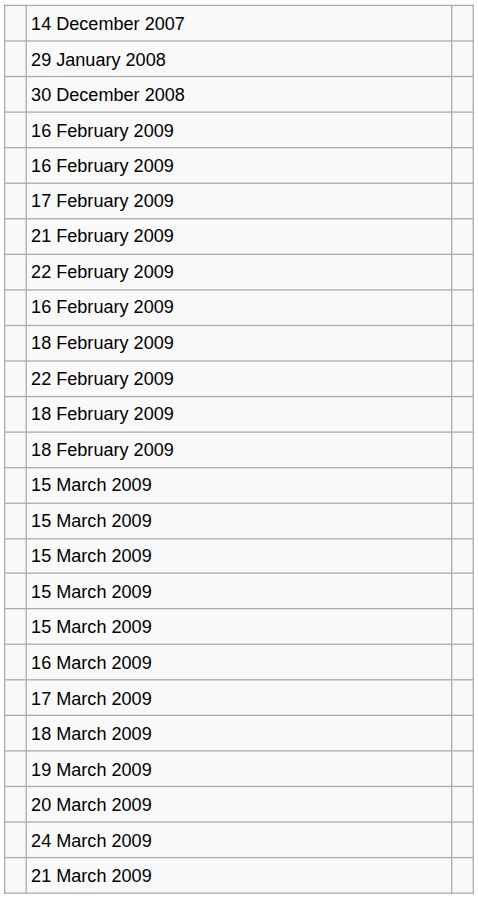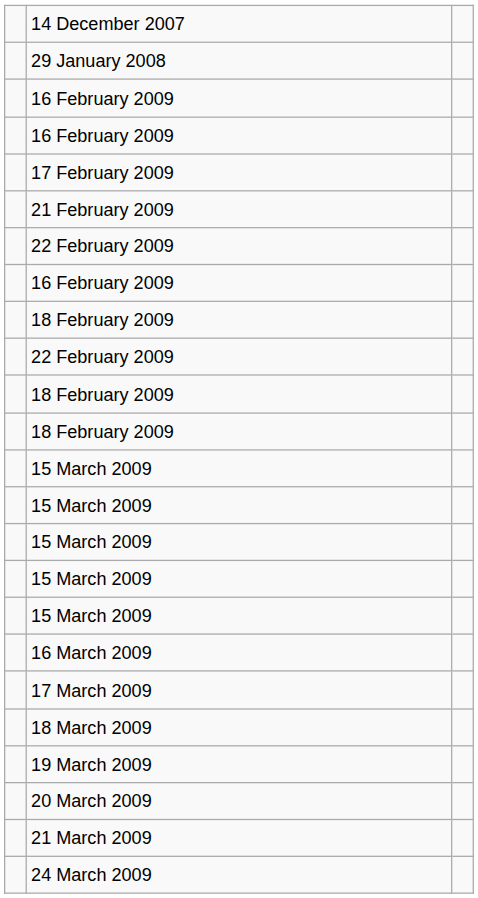- row: (16, 94)
rows swapped: (16, 876) <-> (16, 840)
